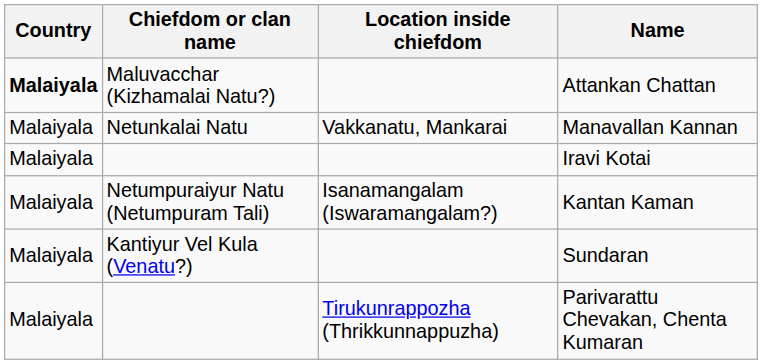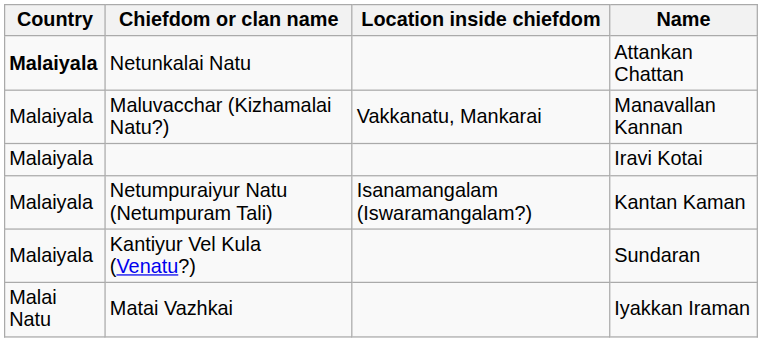(191, 85) Maluvacchar (Kizhamalai Natu?) -> (180, 62) Netunkalai Natu
(177, 127) Netunkalai Natu -> (221, 116) Maluvacchar (Kizhamalai Natu?)
- row: (645, 320)
+ row: (682, 309)
